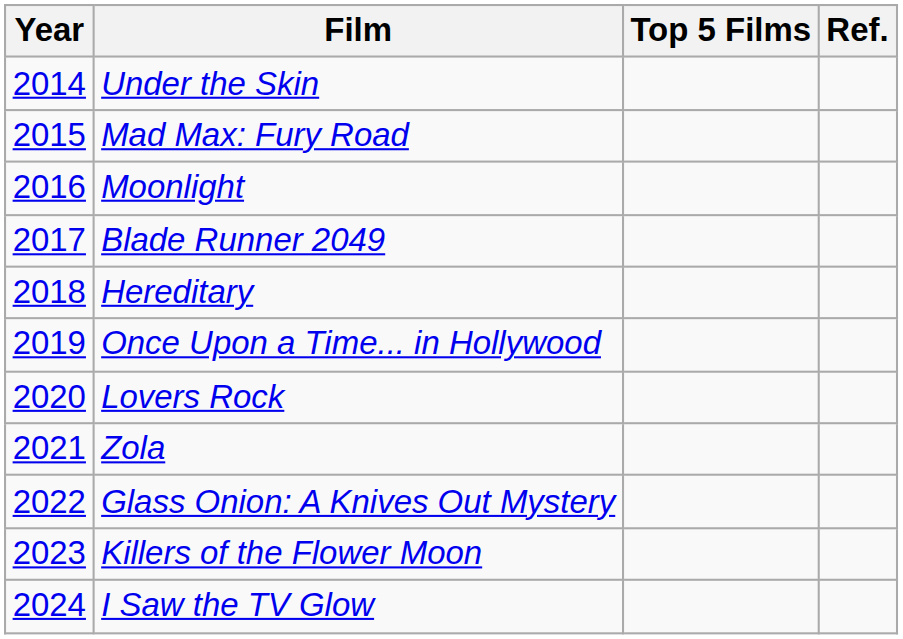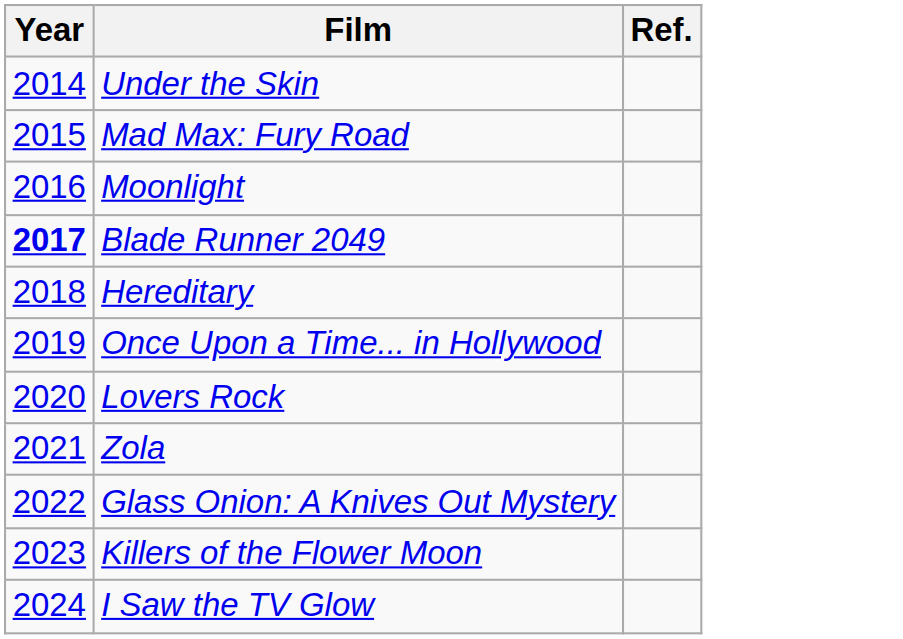- column: (721, 30)
(49, 239) normal -> (49, 239) bold
